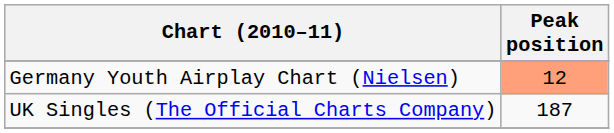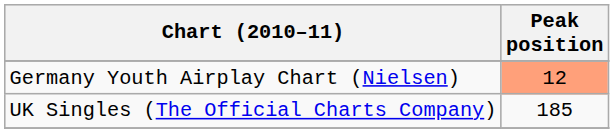(555, 111) 187 -> (555, 111) 185
